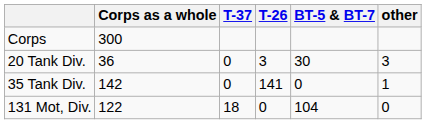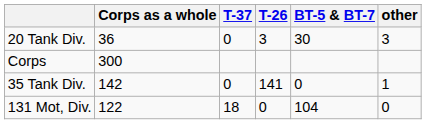rows swapped: (27, 38) <-> (47, 61)
